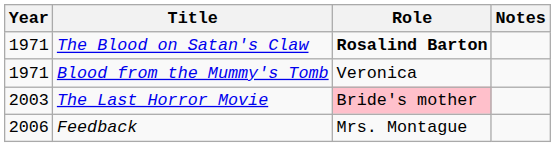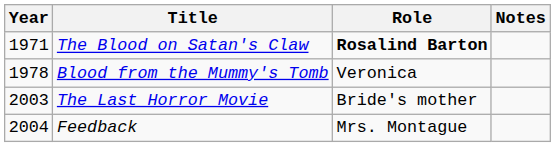(29, 73) 1971 -> (29, 73) 1978
(407, 100) pink background -> (407, 100) no background
(29, 128) 2006 -> (29, 128) 2004
